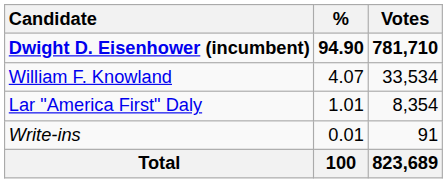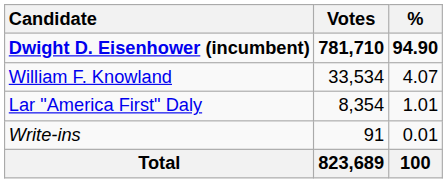columns swapped: (405, 18) <-> (341, 18)
